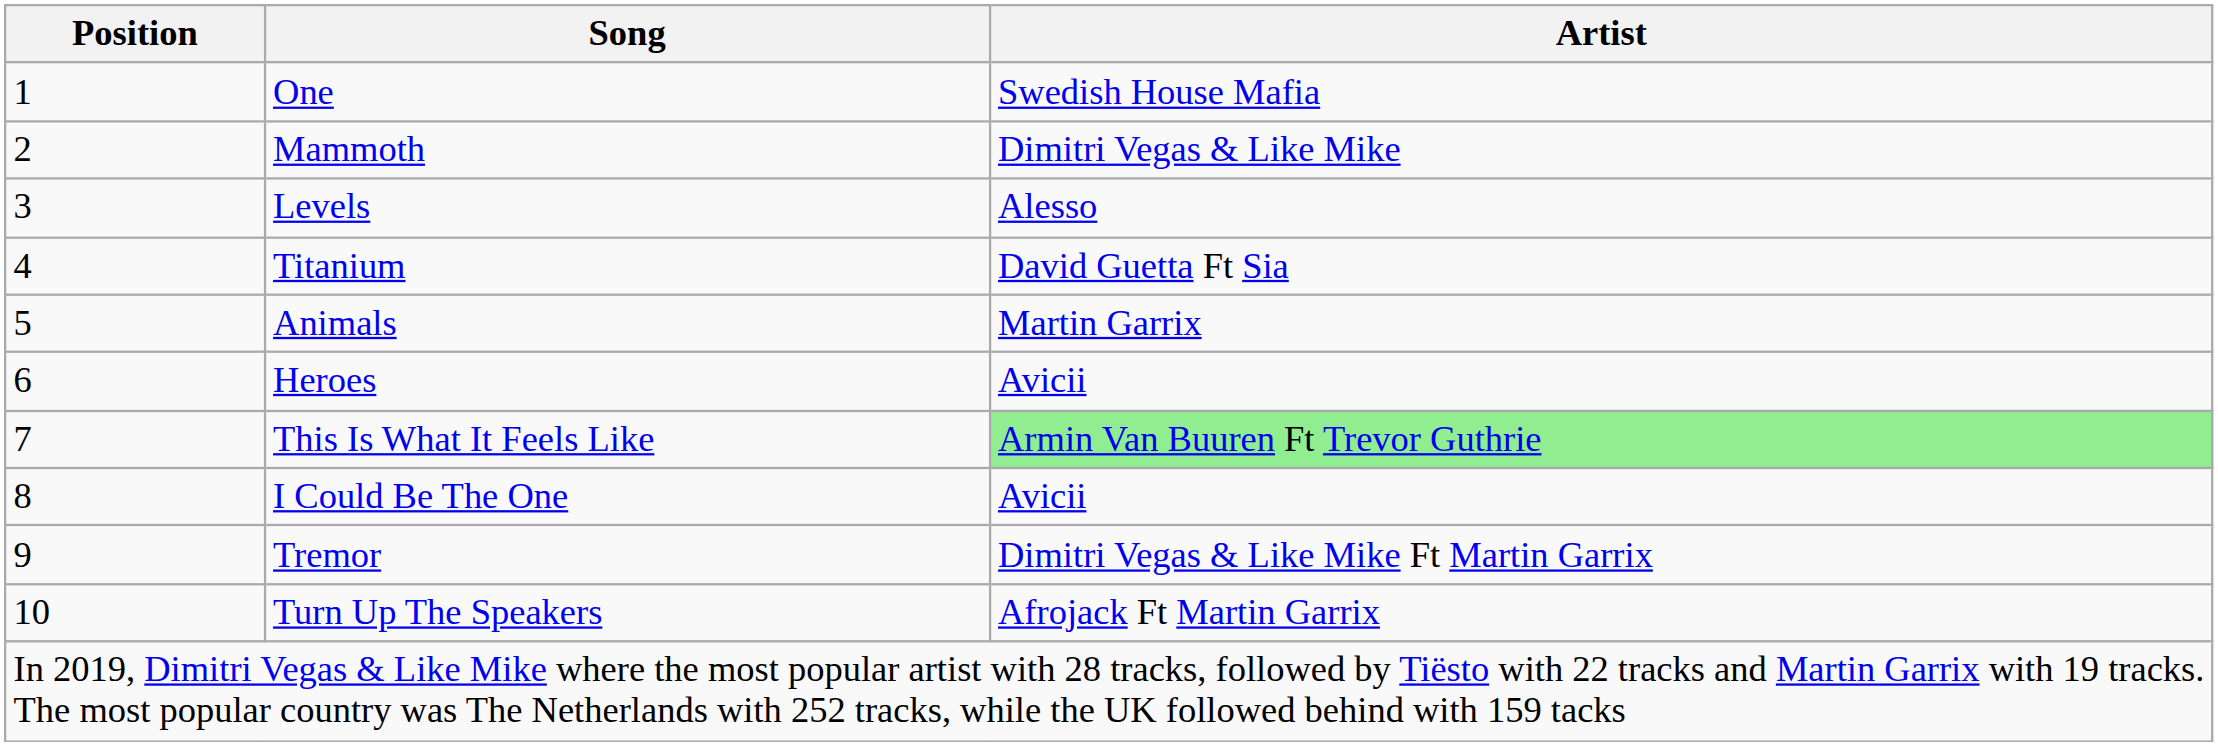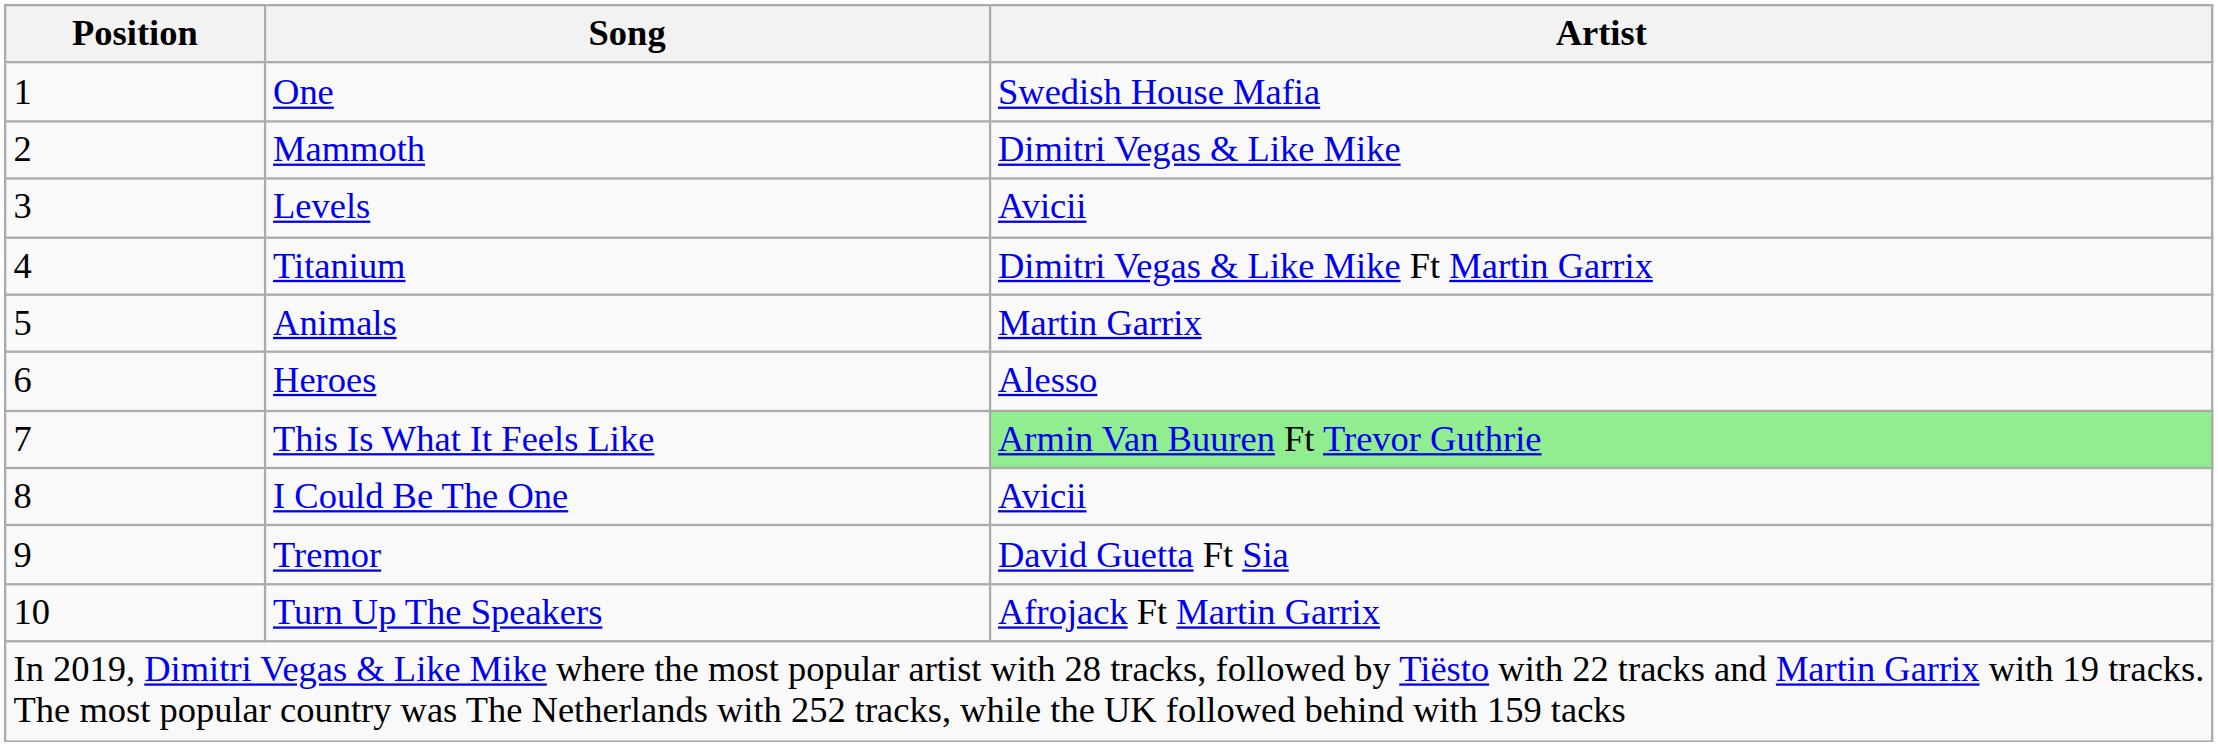(1048, 206) Alesso -> (1042, 206) Avicii
(1143, 264) David Guetta Ft Sia -> (1325, 264) Dimitri Vegas & Like Mike Ft Martin Garrix
(1042, 380) Avicii -> (1048, 380) Alesso
(1325, 554) Dimitri Vegas & Like Mike Ft Martin Garrix -> (1143, 554) David Guetta Ft Sia
